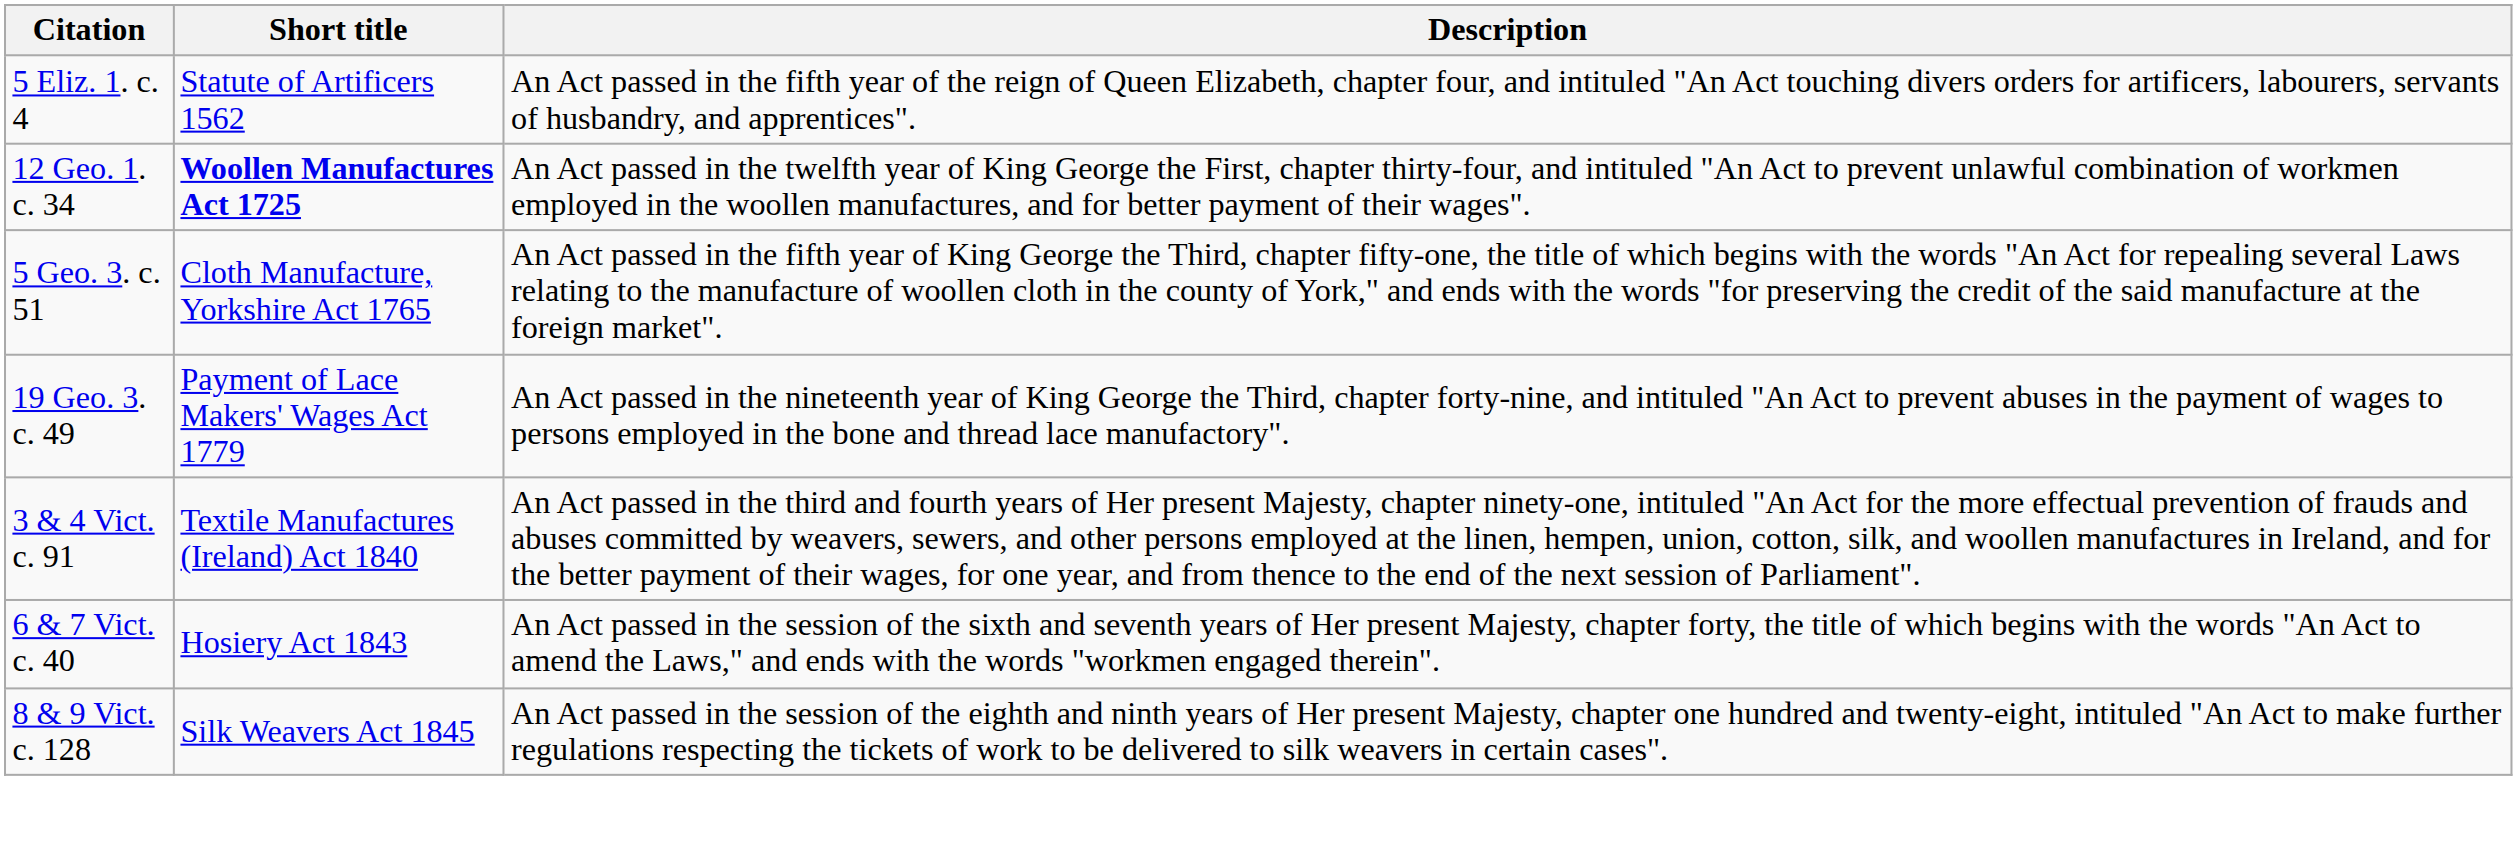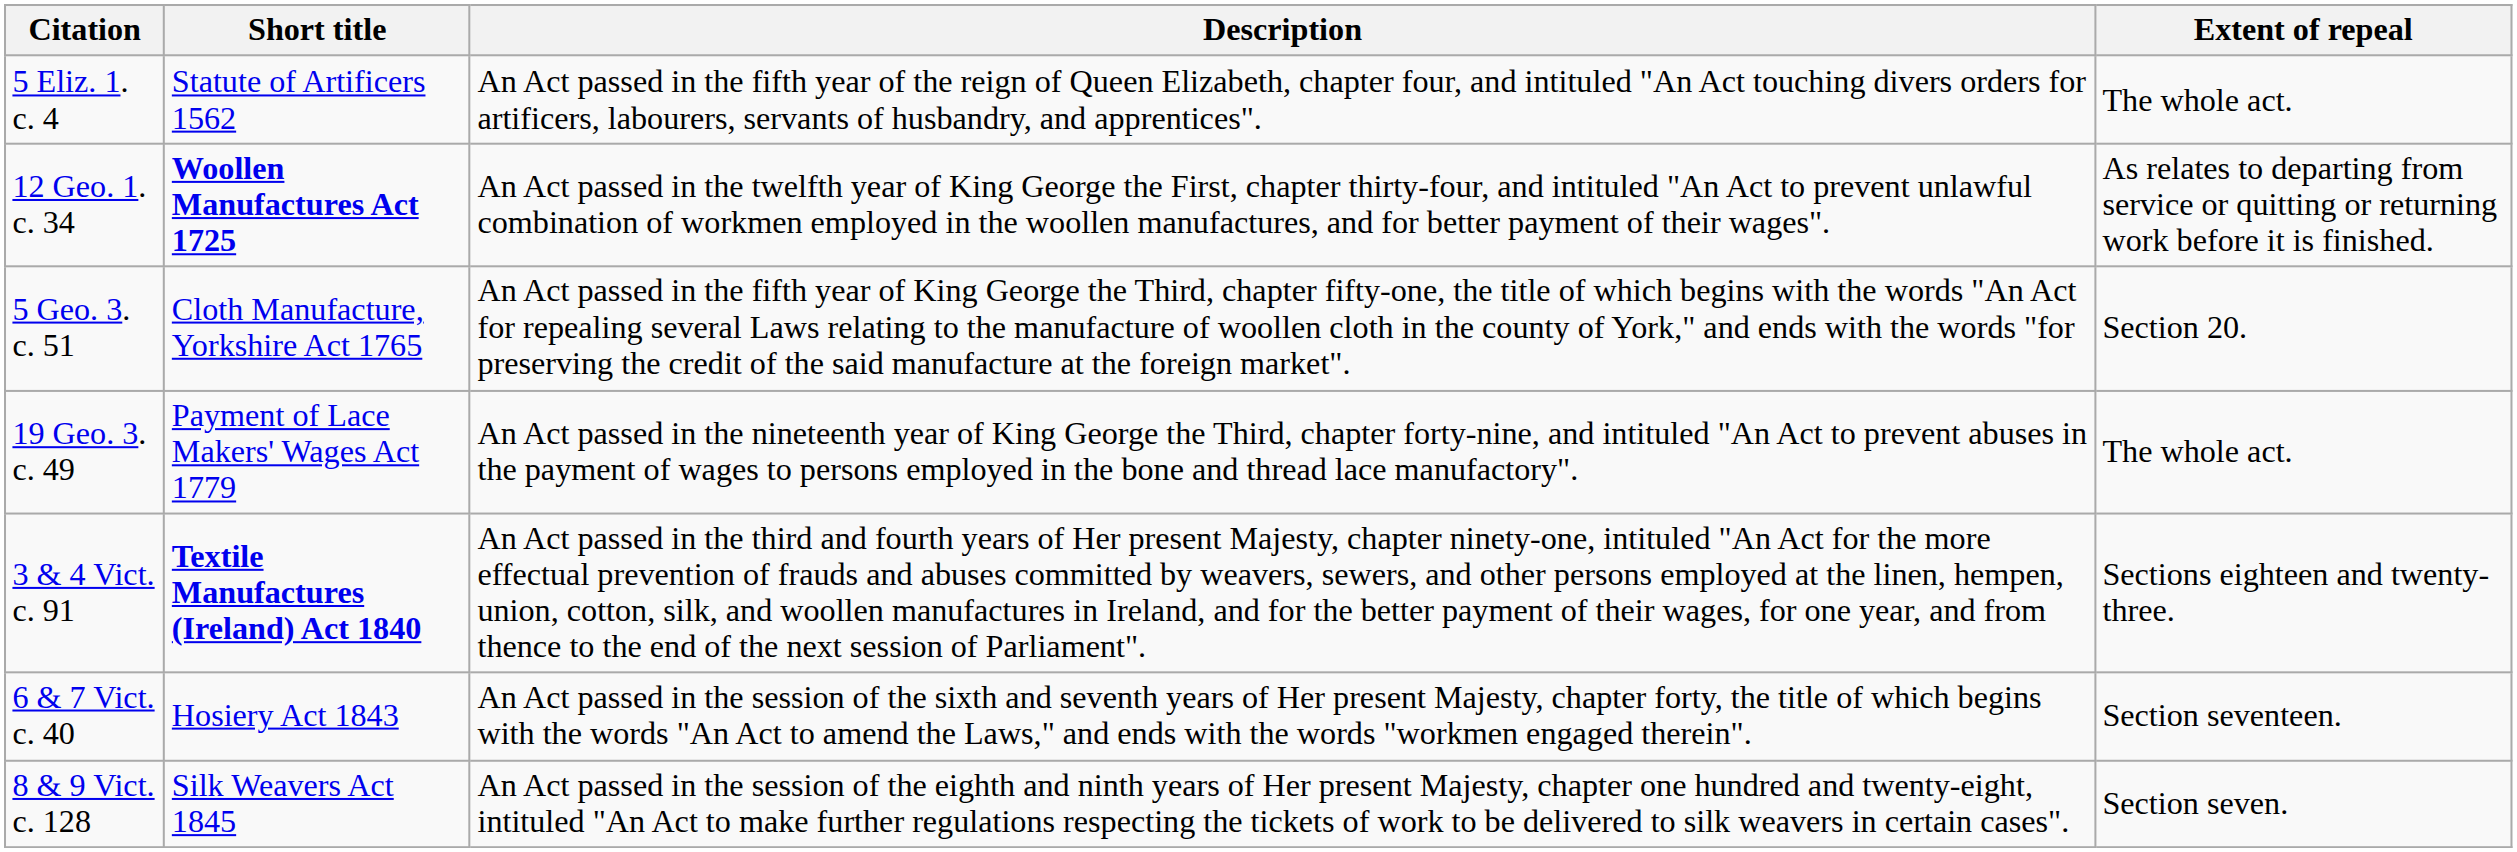+ column: (2303, 30)
(317, 538) normal -> (297, 592) bold
